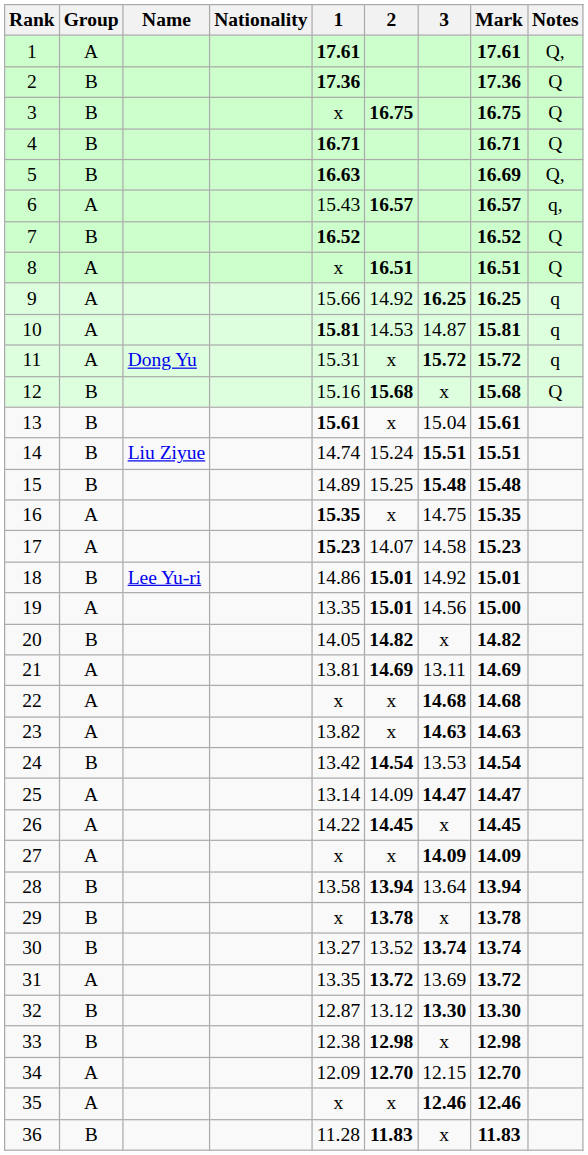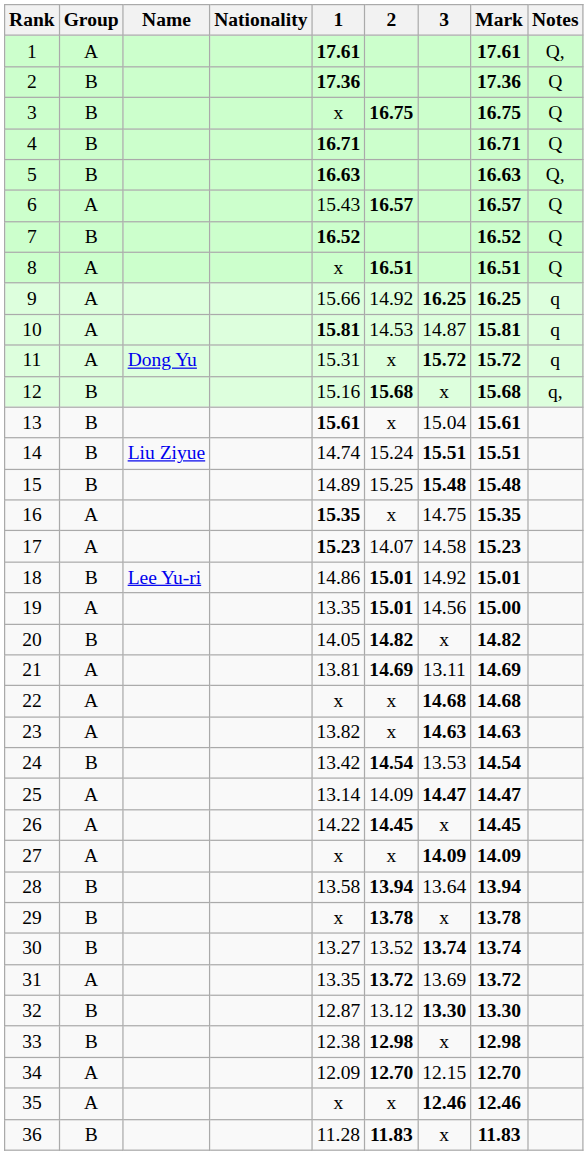(499, 174) 16.69 -> (499, 174) 16.63
(555, 205) q, -> (555, 205) Q
(555, 391) Q -> (555, 391) q,
